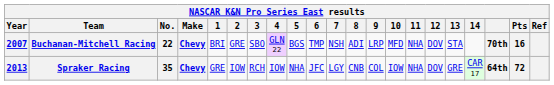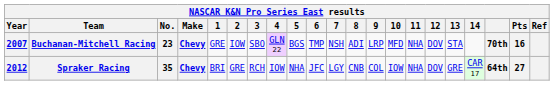(168, 44) 22 -> (168, 44) 23
(217, 44) BRI -> (217, 44) GRE
(237, 44) GRE -> (237, 44) IOW
(17, 68) 2013 -> (17, 68) 2012
(217, 68) GRE -> (217, 68) BRI
(237, 68) IOW -> (237, 68) GRE
(520, 68) 72 -> (520, 68) 27
